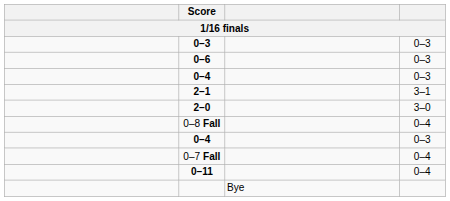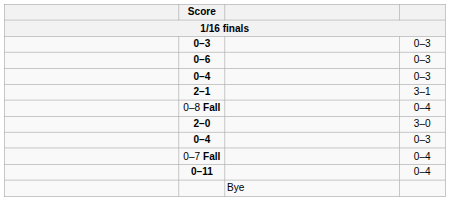rows swapped: (202, 124) <-> (202, 108)
